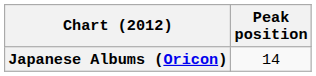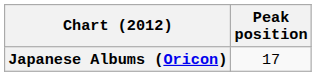(271, 59) 14 -> (271, 59) 17
